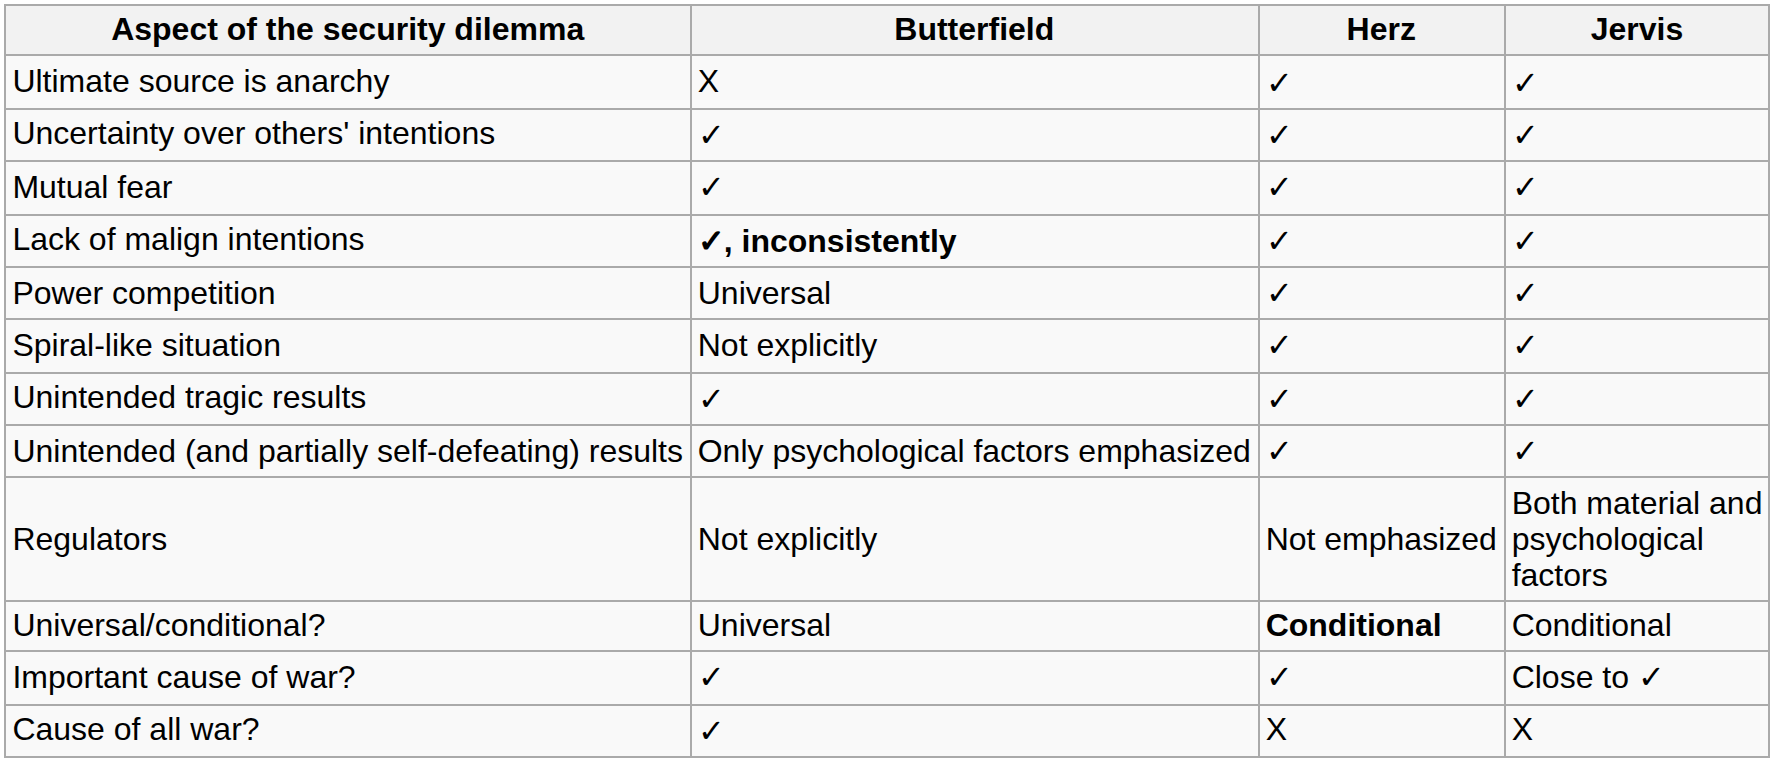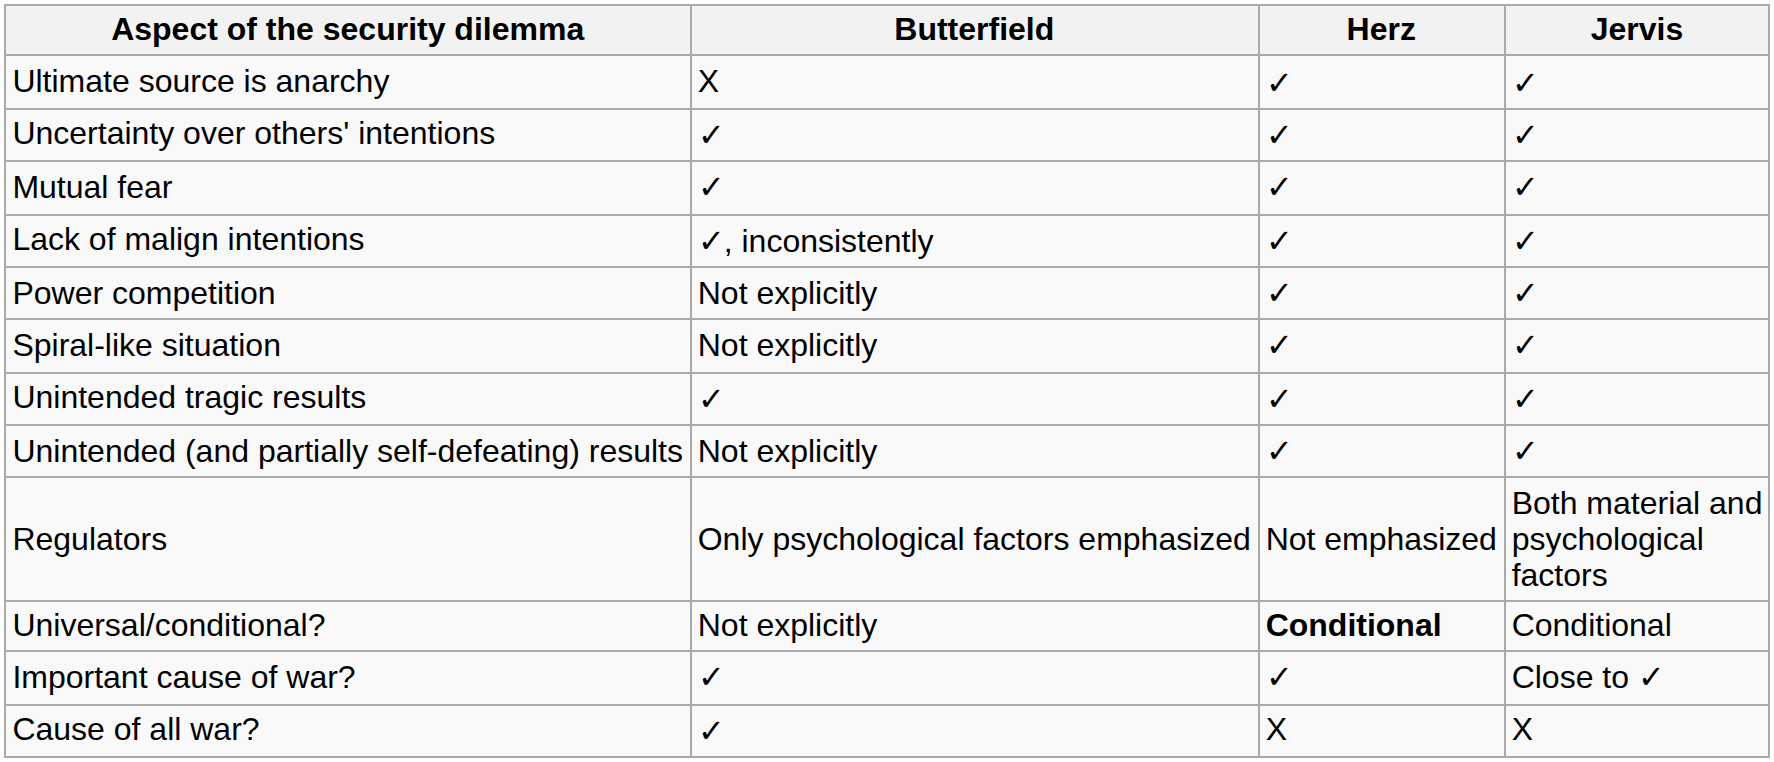(827, 240) bold -> (816, 240) normal
(764, 292) Universal -> (788, 292) Not explicitly
(974, 450) Only psychological factors emphasized -> (788, 450) Not explicitly
(788, 538) Not explicitly -> (974, 538) Only psychological factors emphasized
(764, 625) Universal -> (788, 625) Not explicitly
